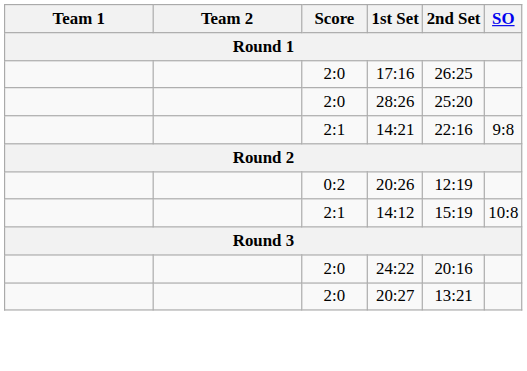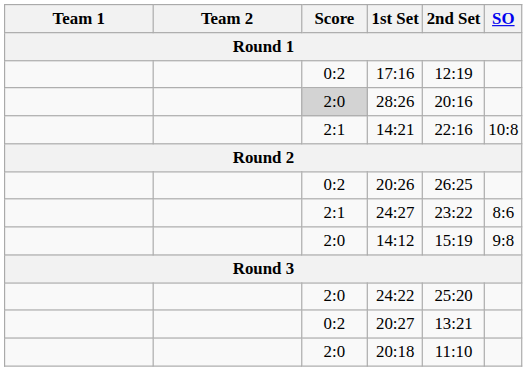(334, 74) 2:0 -> (334, 74) 0:2
(454, 74) 26:25 -> (454, 74) 12:19
(334, 102) no background -> (334, 102) lightgrey background
(454, 102) 25:20 -> (454, 102) 20:16
(503, 129) 9:8 -> (503, 129) 10:8
(454, 185) 12:19 -> (454, 185) 26:25
+ row: (395, 213)
(334, 213) 2:1 -> (334, 241) 2:0
(503, 213) 10:8 -> (503, 241) 9:8
(454, 268) 20:16 -> (454, 296) 25:20
(334, 296) 2:0 -> (334, 324) 0:2
+ row: (395, 352)
